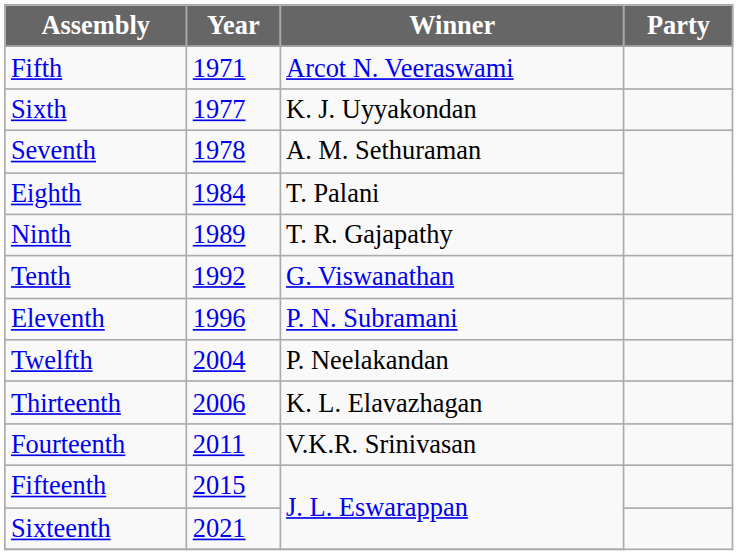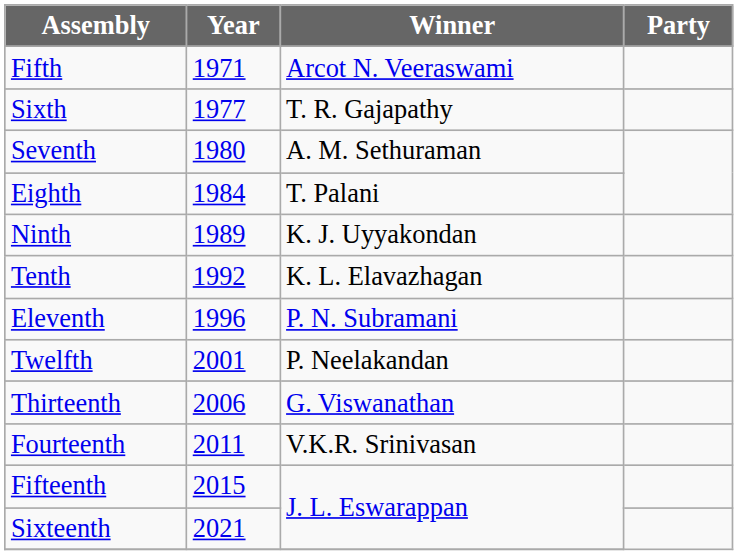(381, 109) K. J. Uyyakondan -> (369, 109) T. R. Gajapathy
(219, 151) 1978 -> (219, 151) 1980
(369, 234) T. R. Gajapathy -> (381, 234) K. J. Uyyakondan
(370, 276) G. Viswanathan -> (384, 276) K. L. Elavazhagan
(219, 360) 2004 -> (219, 360) 2001
(384, 402) K. L. Elavazhagan -> (370, 402) G. Viswanathan
